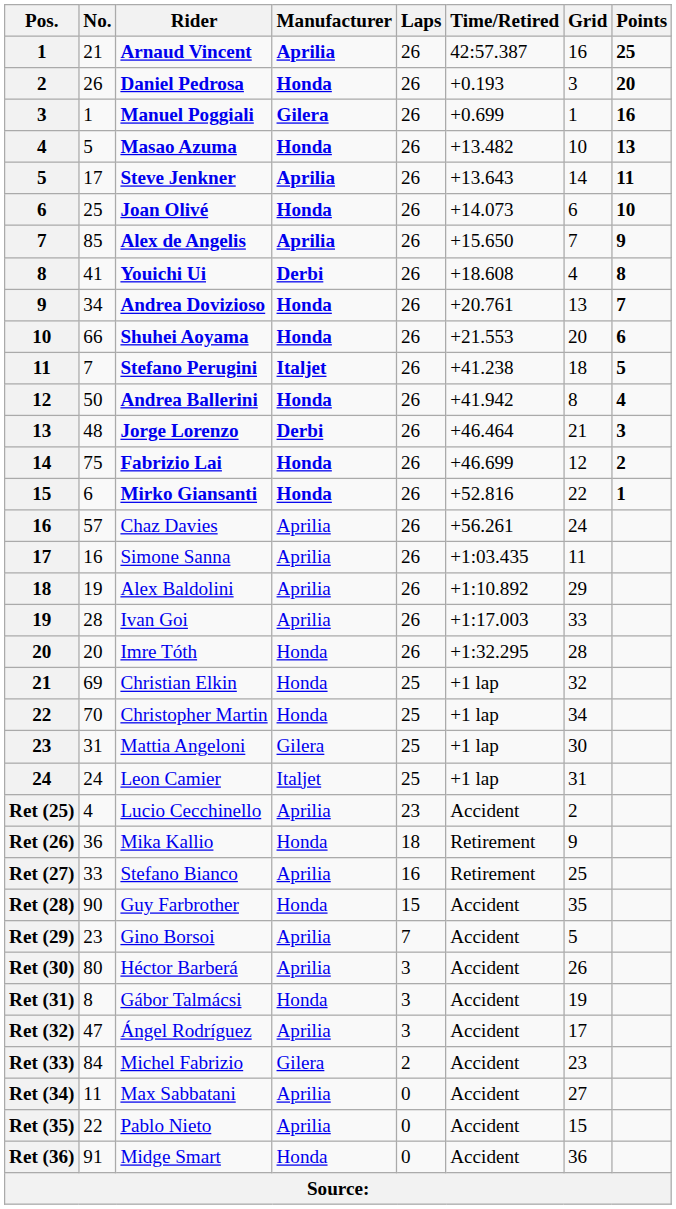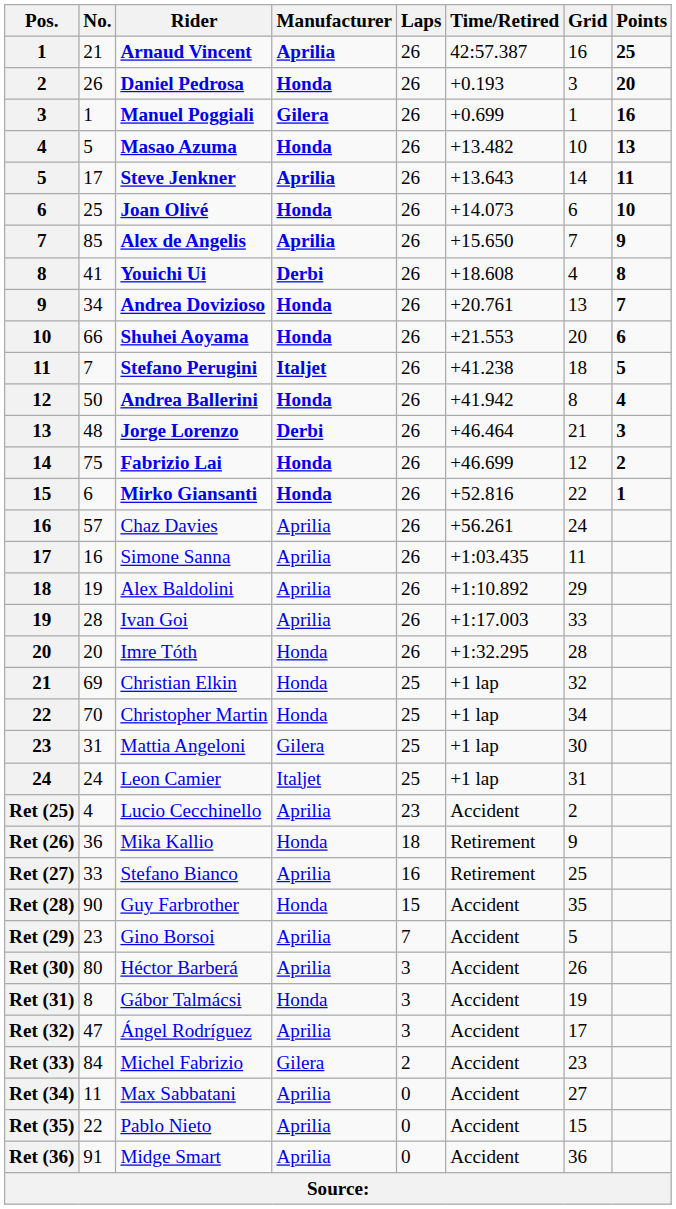(302, 1157) Honda -> (304, 1157) Aprilia
